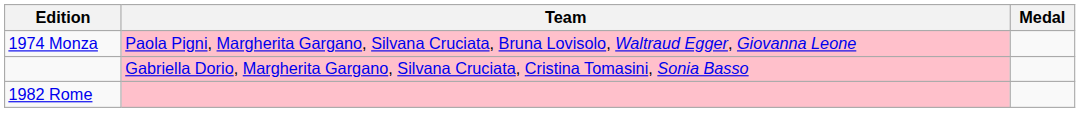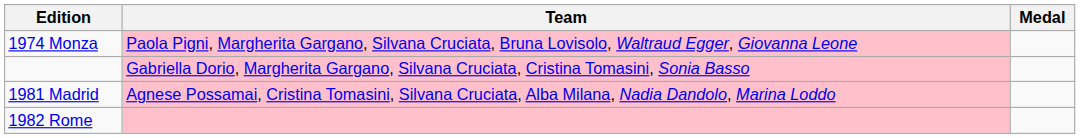+ row: (54, 95)
